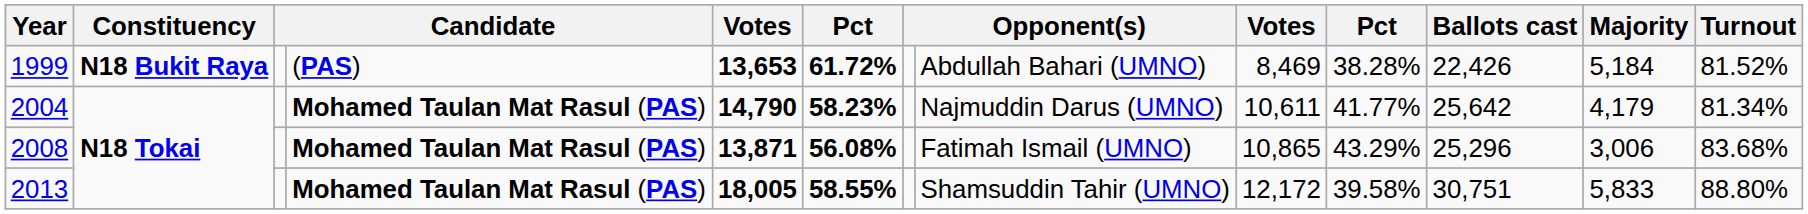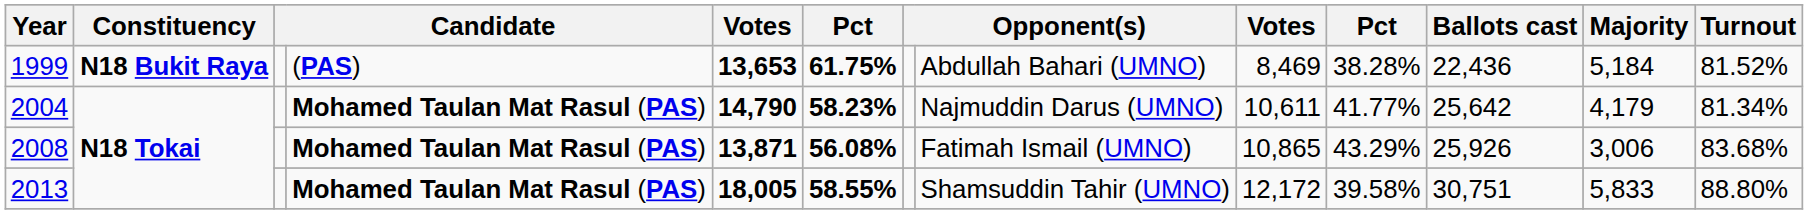(853, 66) 61.72% -> (853, 66) 61.75%
(1472, 66) 22,426 -> (1472, 66) 22,436
(1472, 148) 25,296 -> (1472, 148) 25,926
